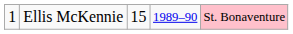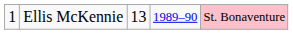(138, 17) 15 -> (138, 17) 13
